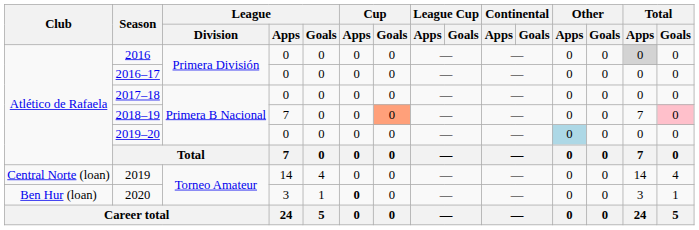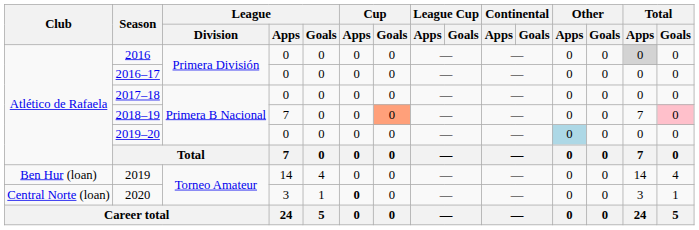(59, 174) Central Norte (loan) -> (59, 174) Ben Hur (loan)
(59, 194) Ben Hur (loan) -> (59, 194) Central Norte (loan)
